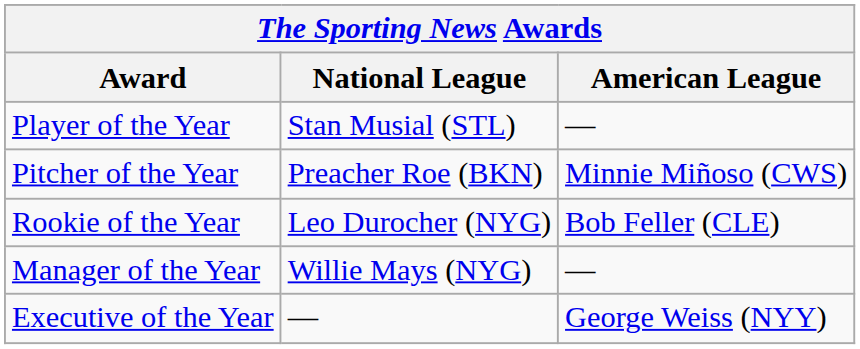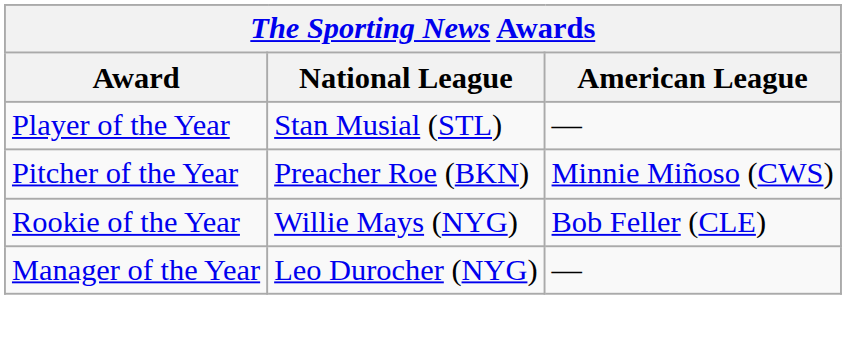(419, 221) Leo Durocher (NYG) -> (396, 221) Willie Mays (NYG)
(409, 269) Willie Mays (NYG) -> (406, 269) Leo Durocher (NYG)
- row: (143, 317)
